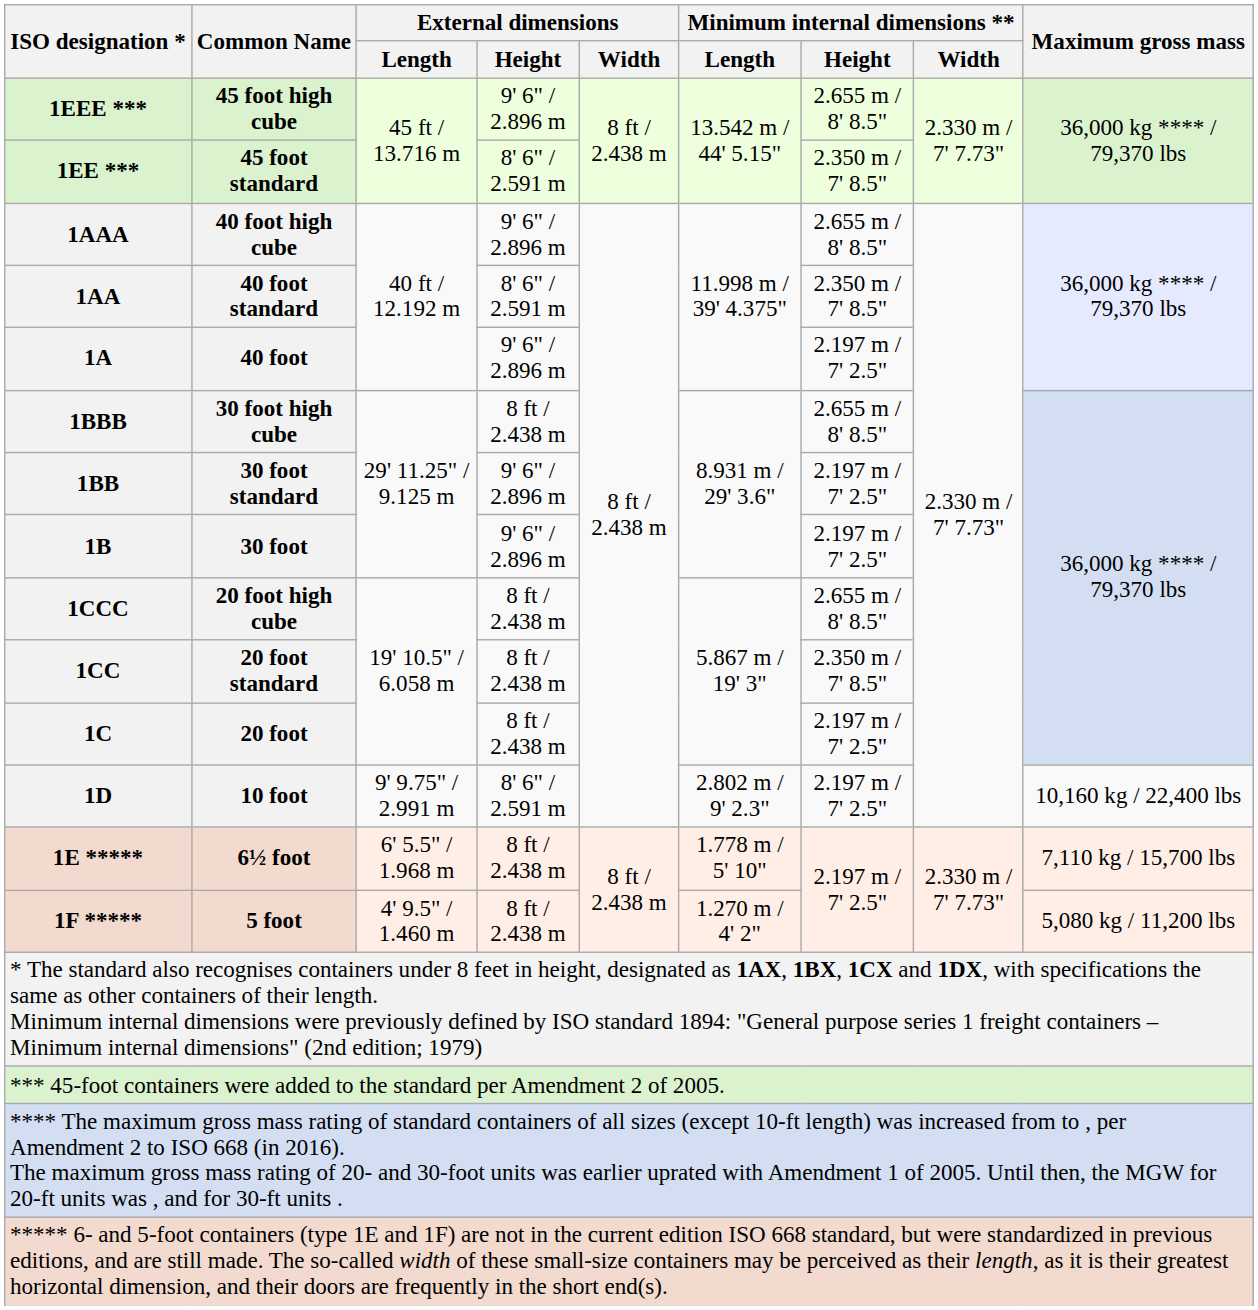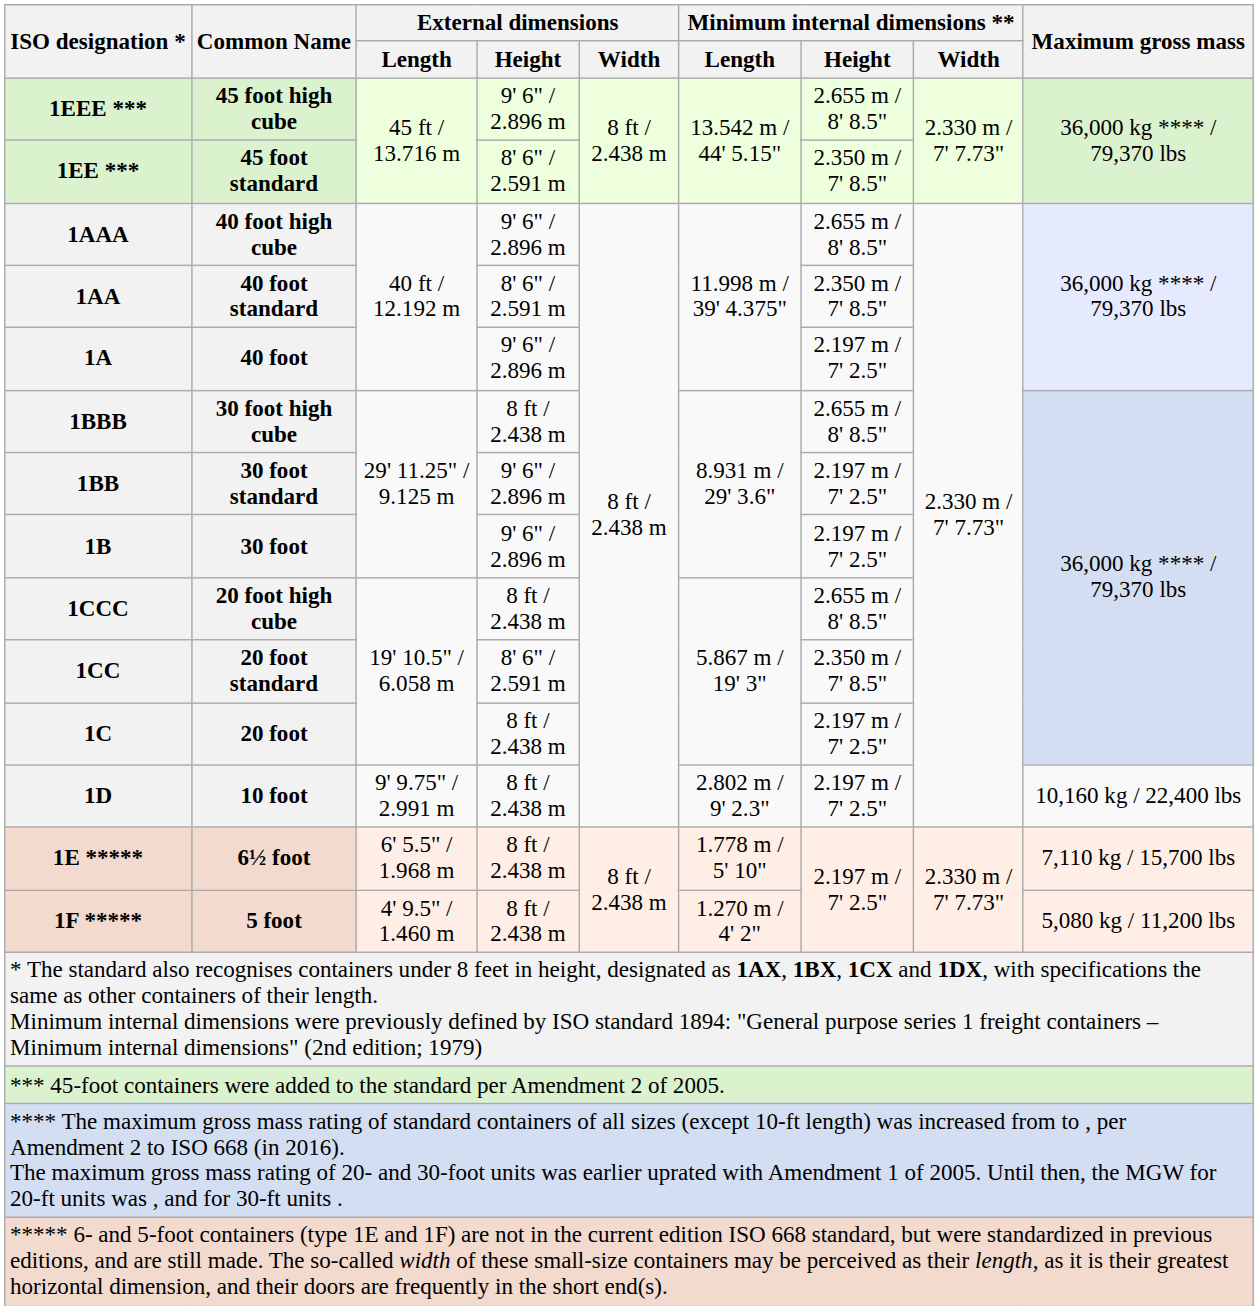(528, 670) 8 ft / 2.438 m -> (528, 670) 8' 6" / 2.591 m
(528, 795) 8' 6" / 2.591 m -> (528, 795) 8 ft / 2.438 m
